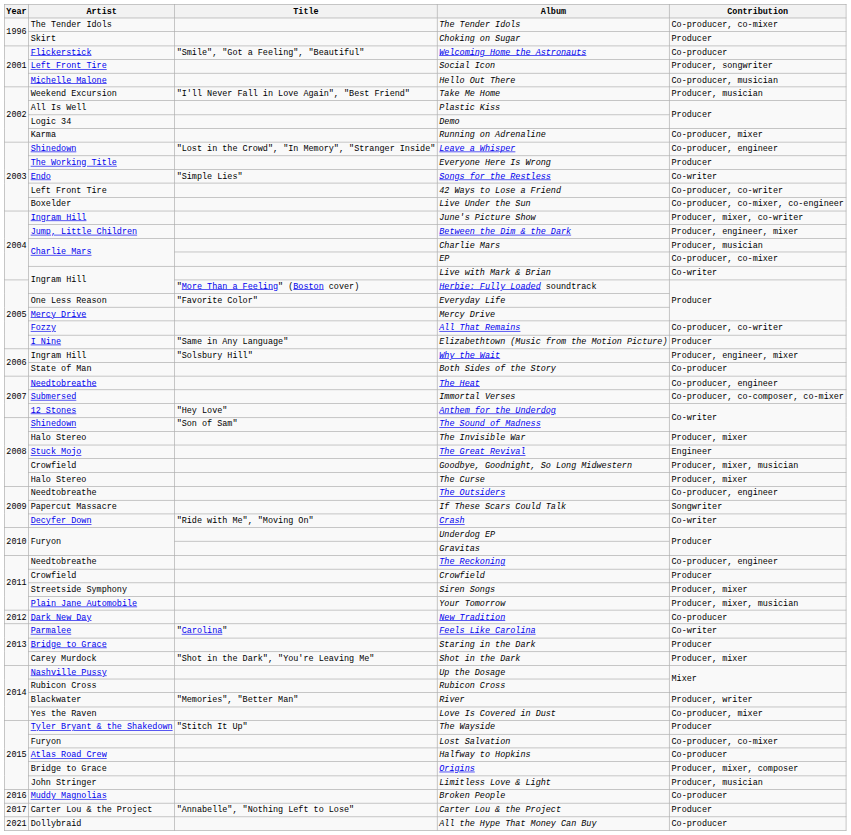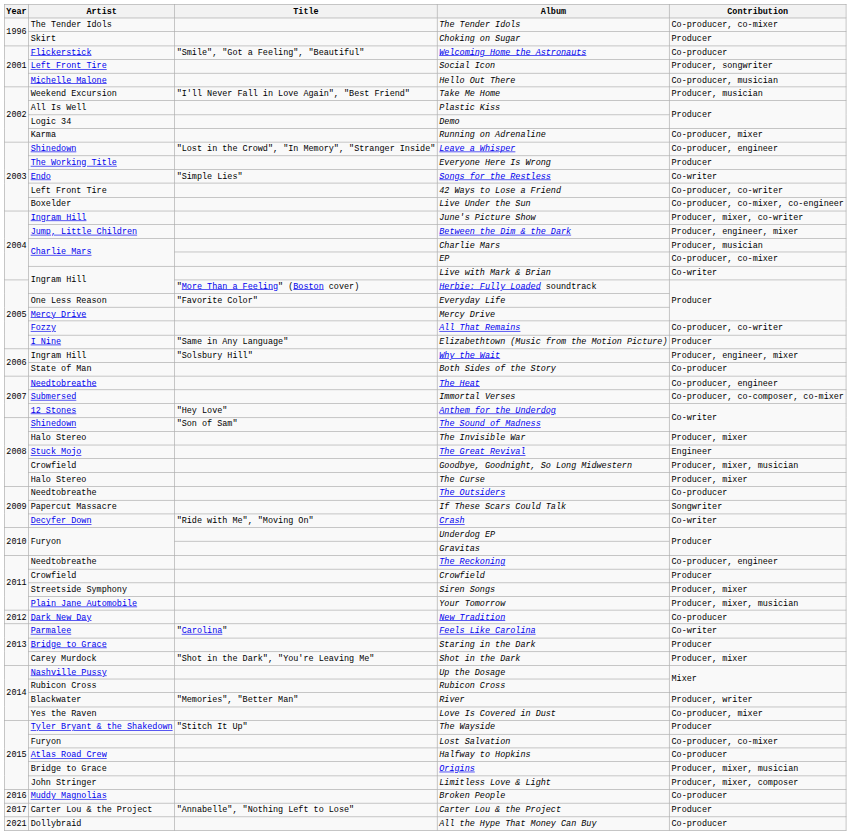(725, 493) Co-producer, engineer -> (699, 493) Co-producer
(735, 769) Producer, mixer, composer -> (735, 769) Producer, mixer, musician
(717, 782) Producer, musician -> (735, 782) Producer, mixer, composer
